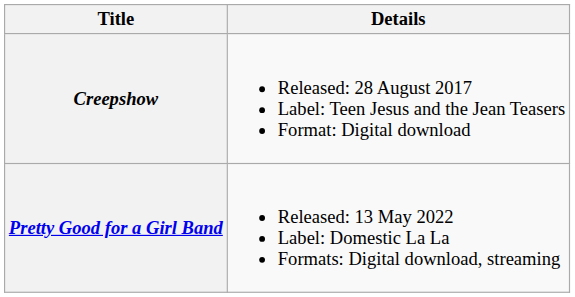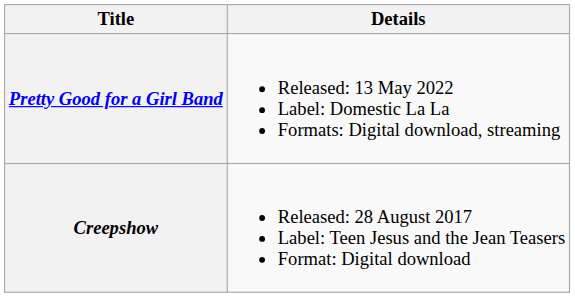rows swapped: (116, 98) <-> (116, 227)
